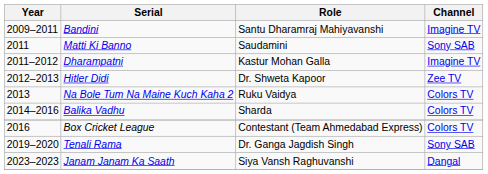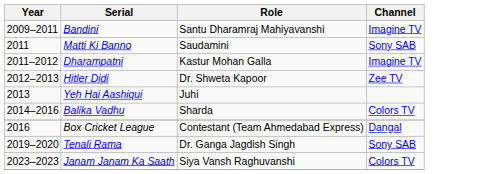- row: (148, 95)
+ row: (103, 95)
(450, 128) Colors TV -> (385, 128) Dangal
(444, 161) Dangal -> (392, 161) Colors TV
